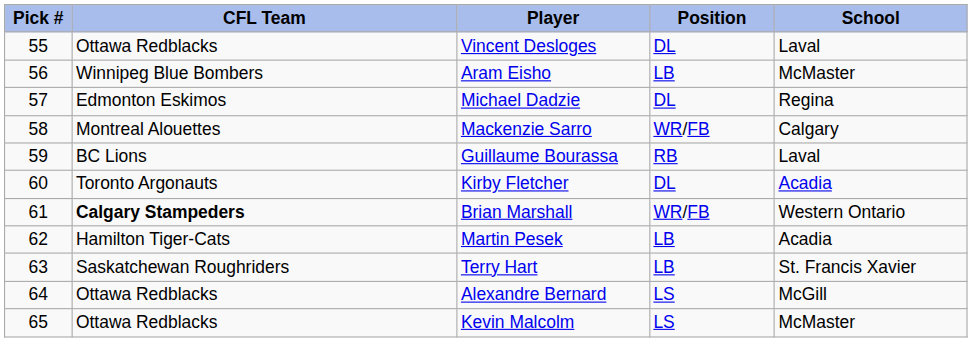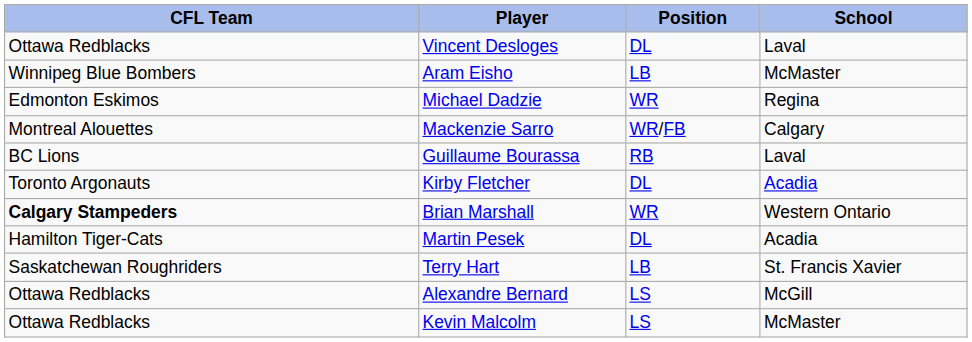- column: (38, 18)
(665, 101) DL -> (644, 101) WR
(682, 211) WR/FB -> (644, 211) WR
(664, 239) LB -> (641, 239) DL
